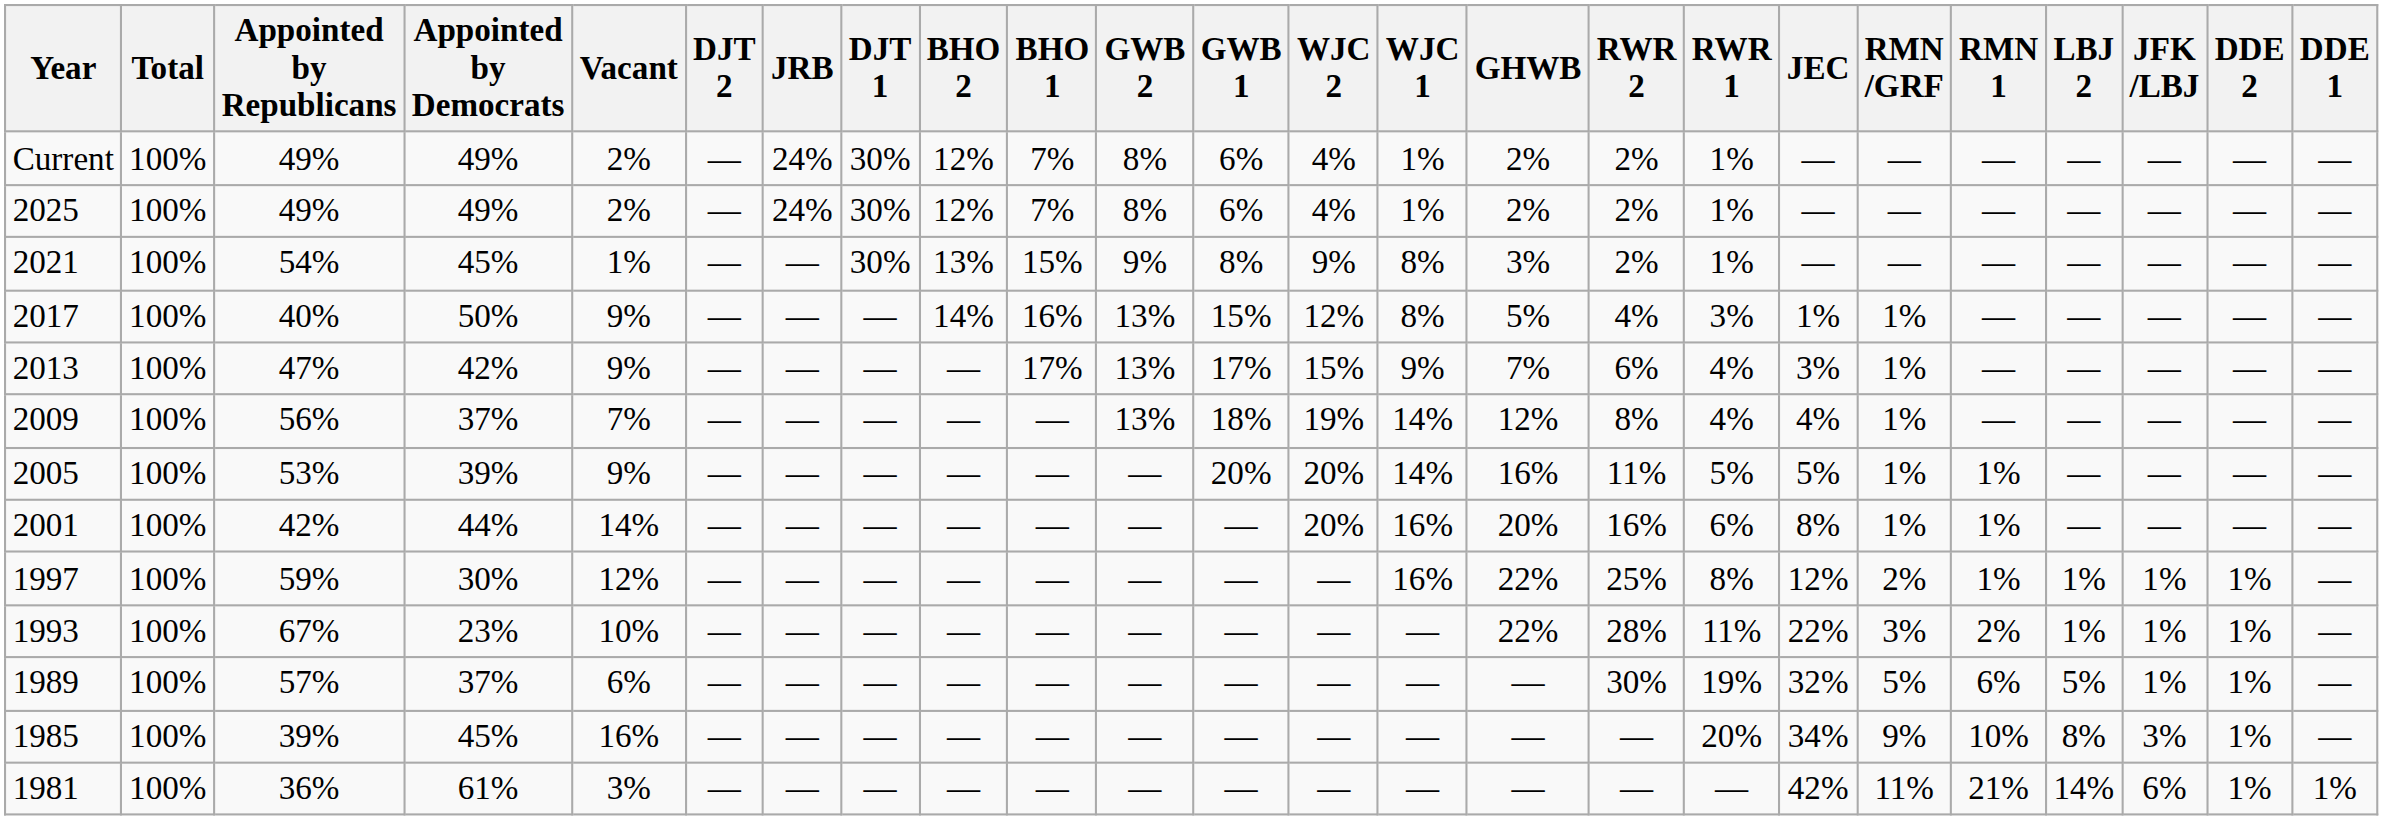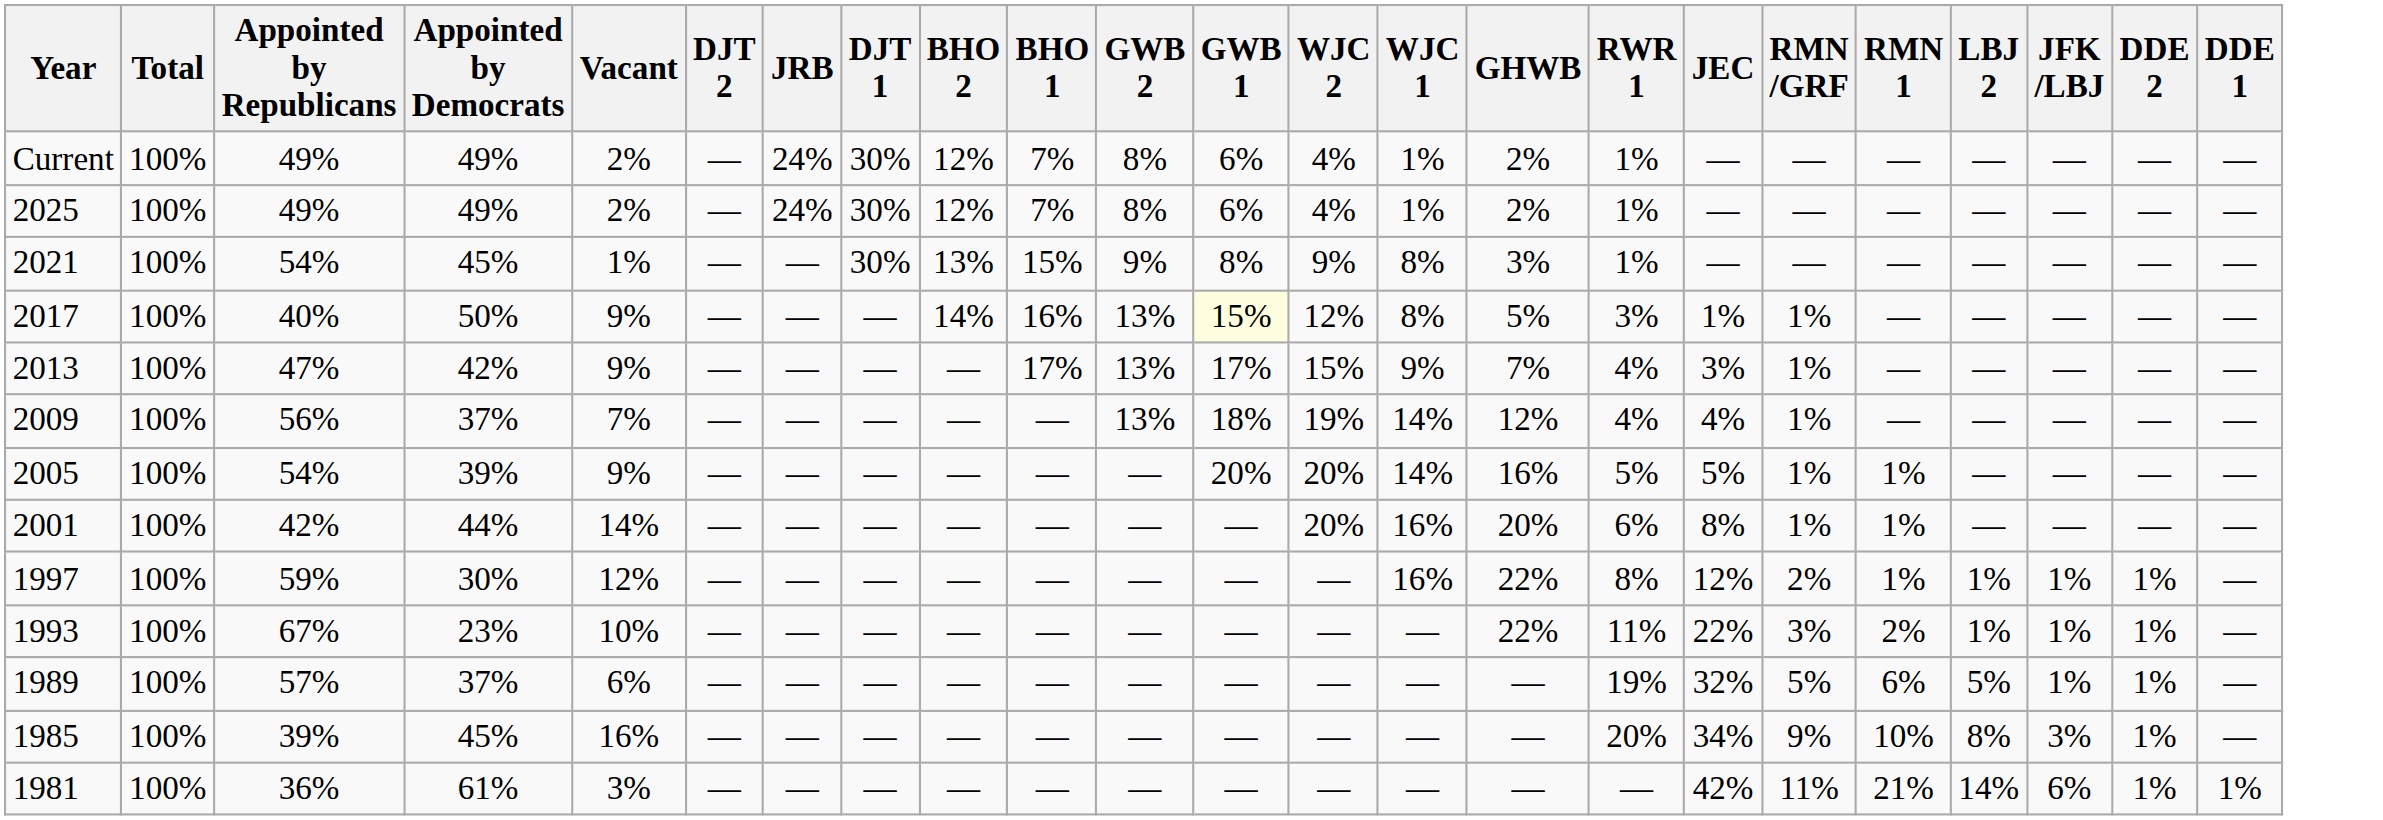- column: (1637, 68)
(1241, 315) no background -> (1241, 315) lightyellow background
(309, 472) 53% -> (309, 472) 54%
